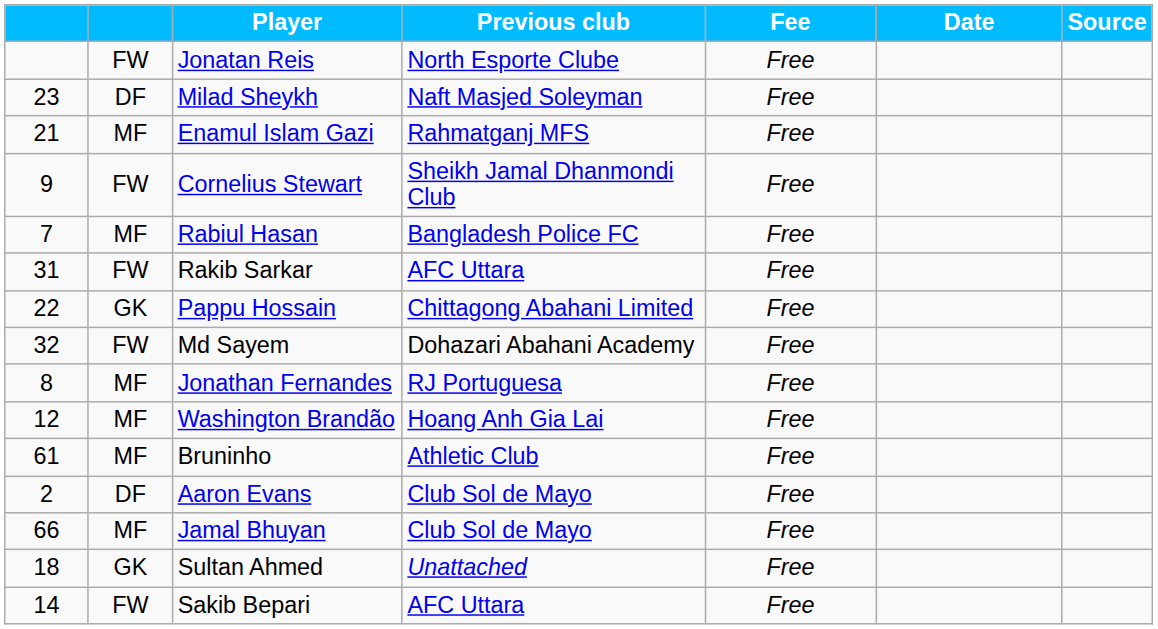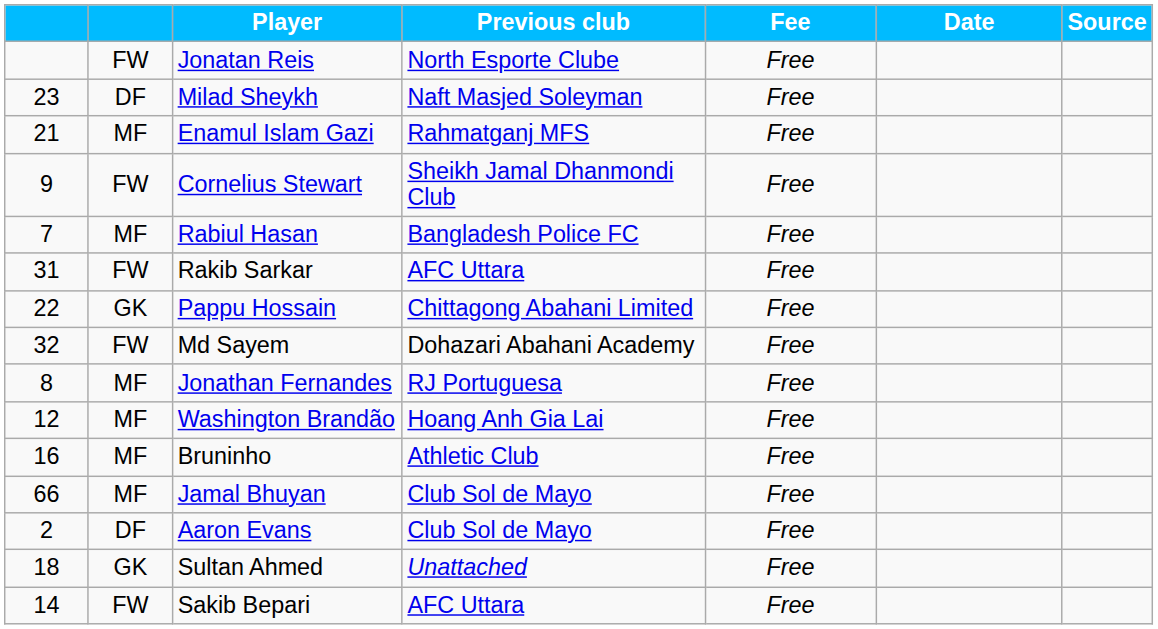(47, 456) 61 -> (47, 456) 16
rows swapped: (252, 530) <-> (245, 493)
